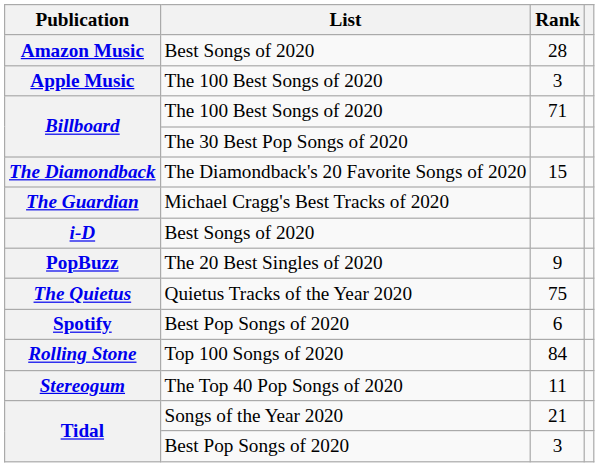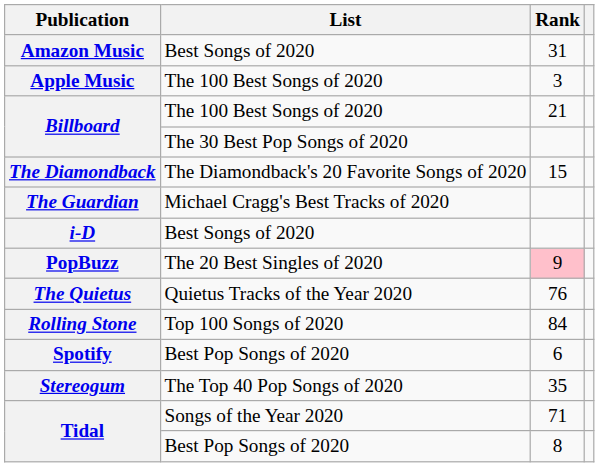(558, 50) 28 -> (558, 50) 31
(558, 111) 71 -> (558, 111) 21
(558, 263) no background -> (558, 263) pink background
(558, 293) 75 -> (558, 293) 76
rows swapped: (82, 354) <-> (82, 324)
(558, 385) 11 -> (558, 385) 35
(558, 415) 21 -> (558, 415) 71
(558, 446) 3 -> (558, 446) 8
